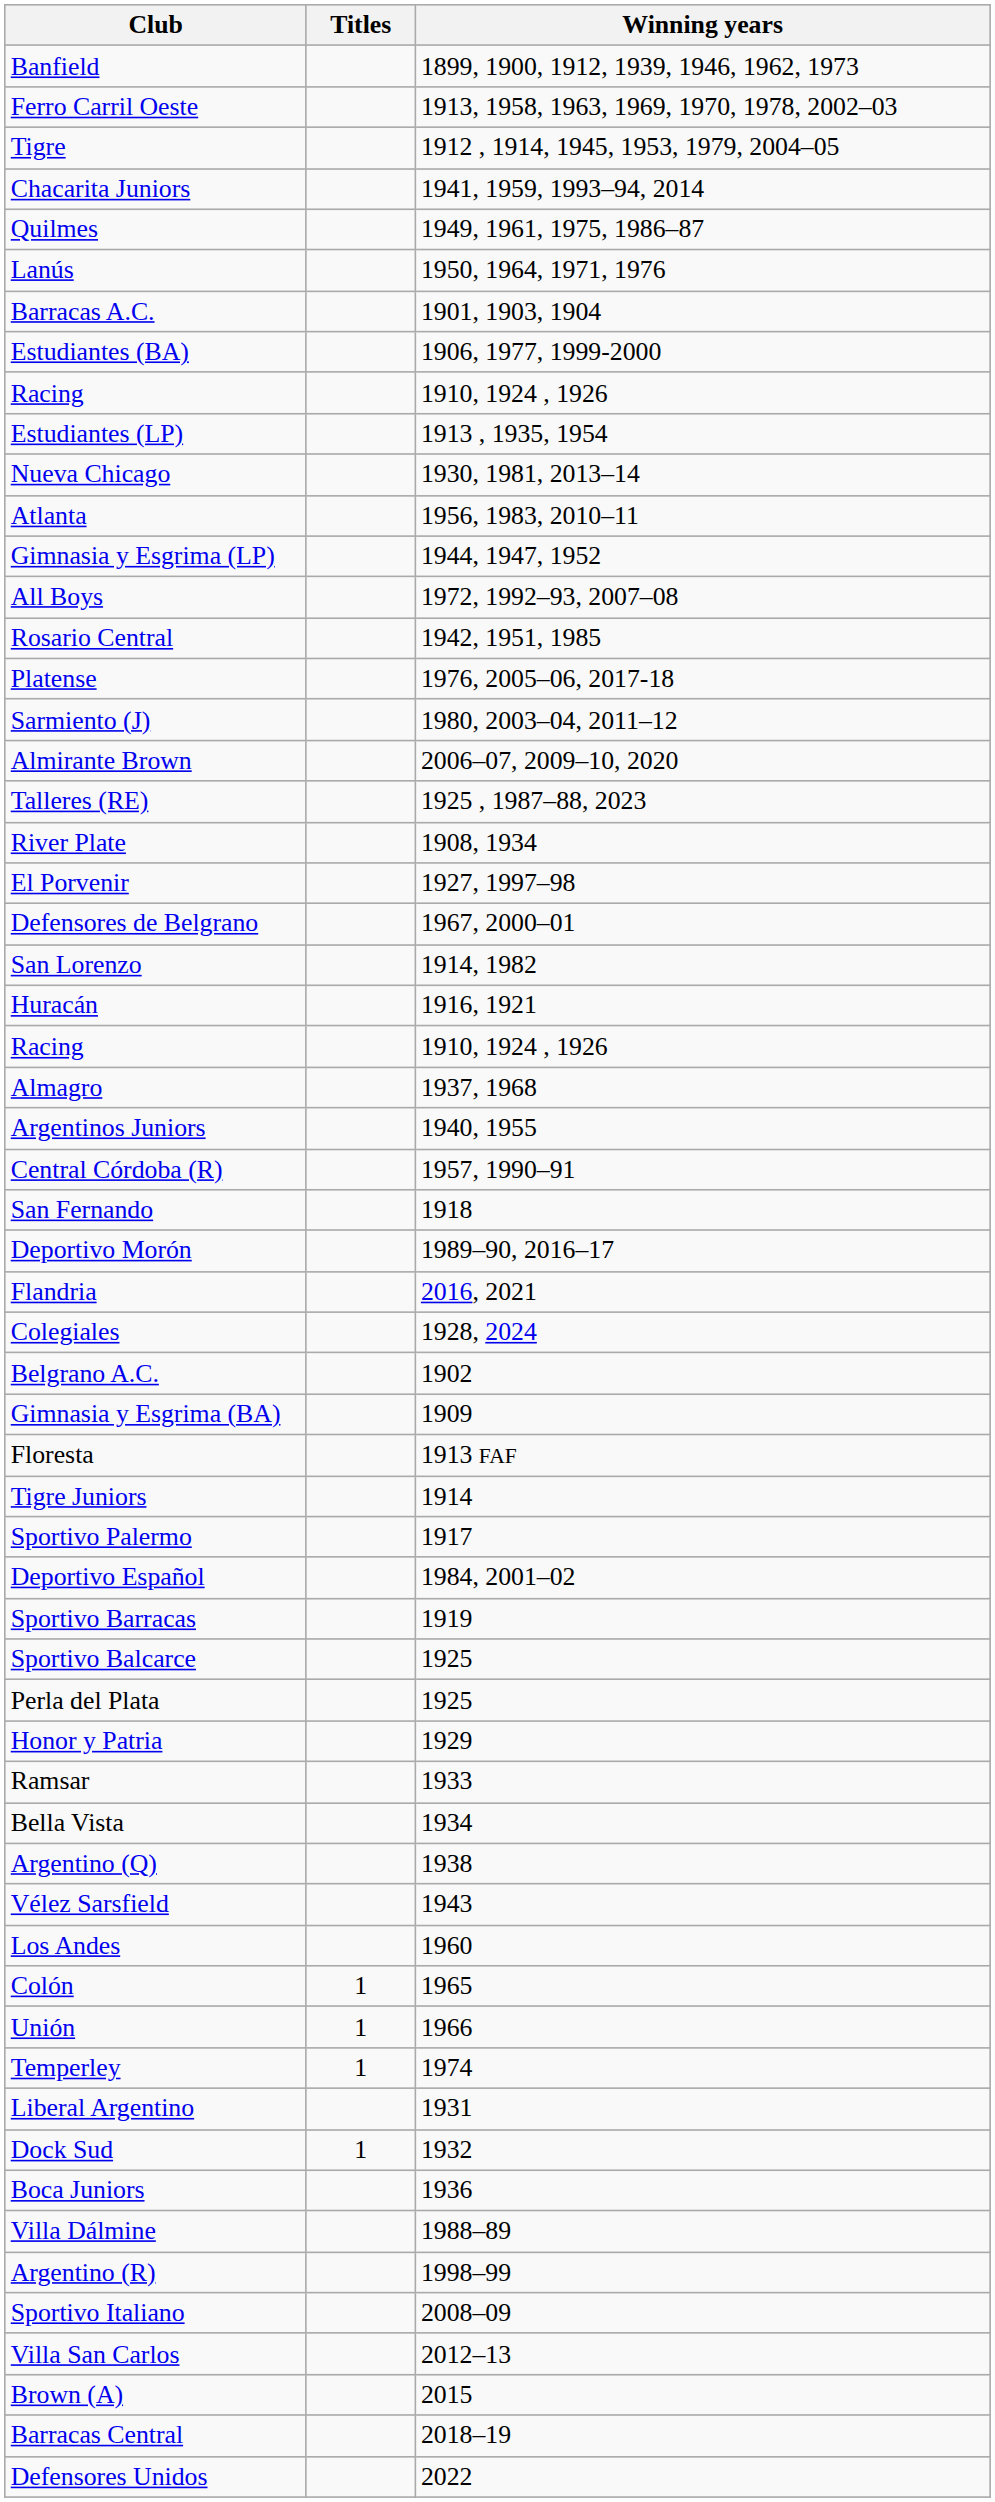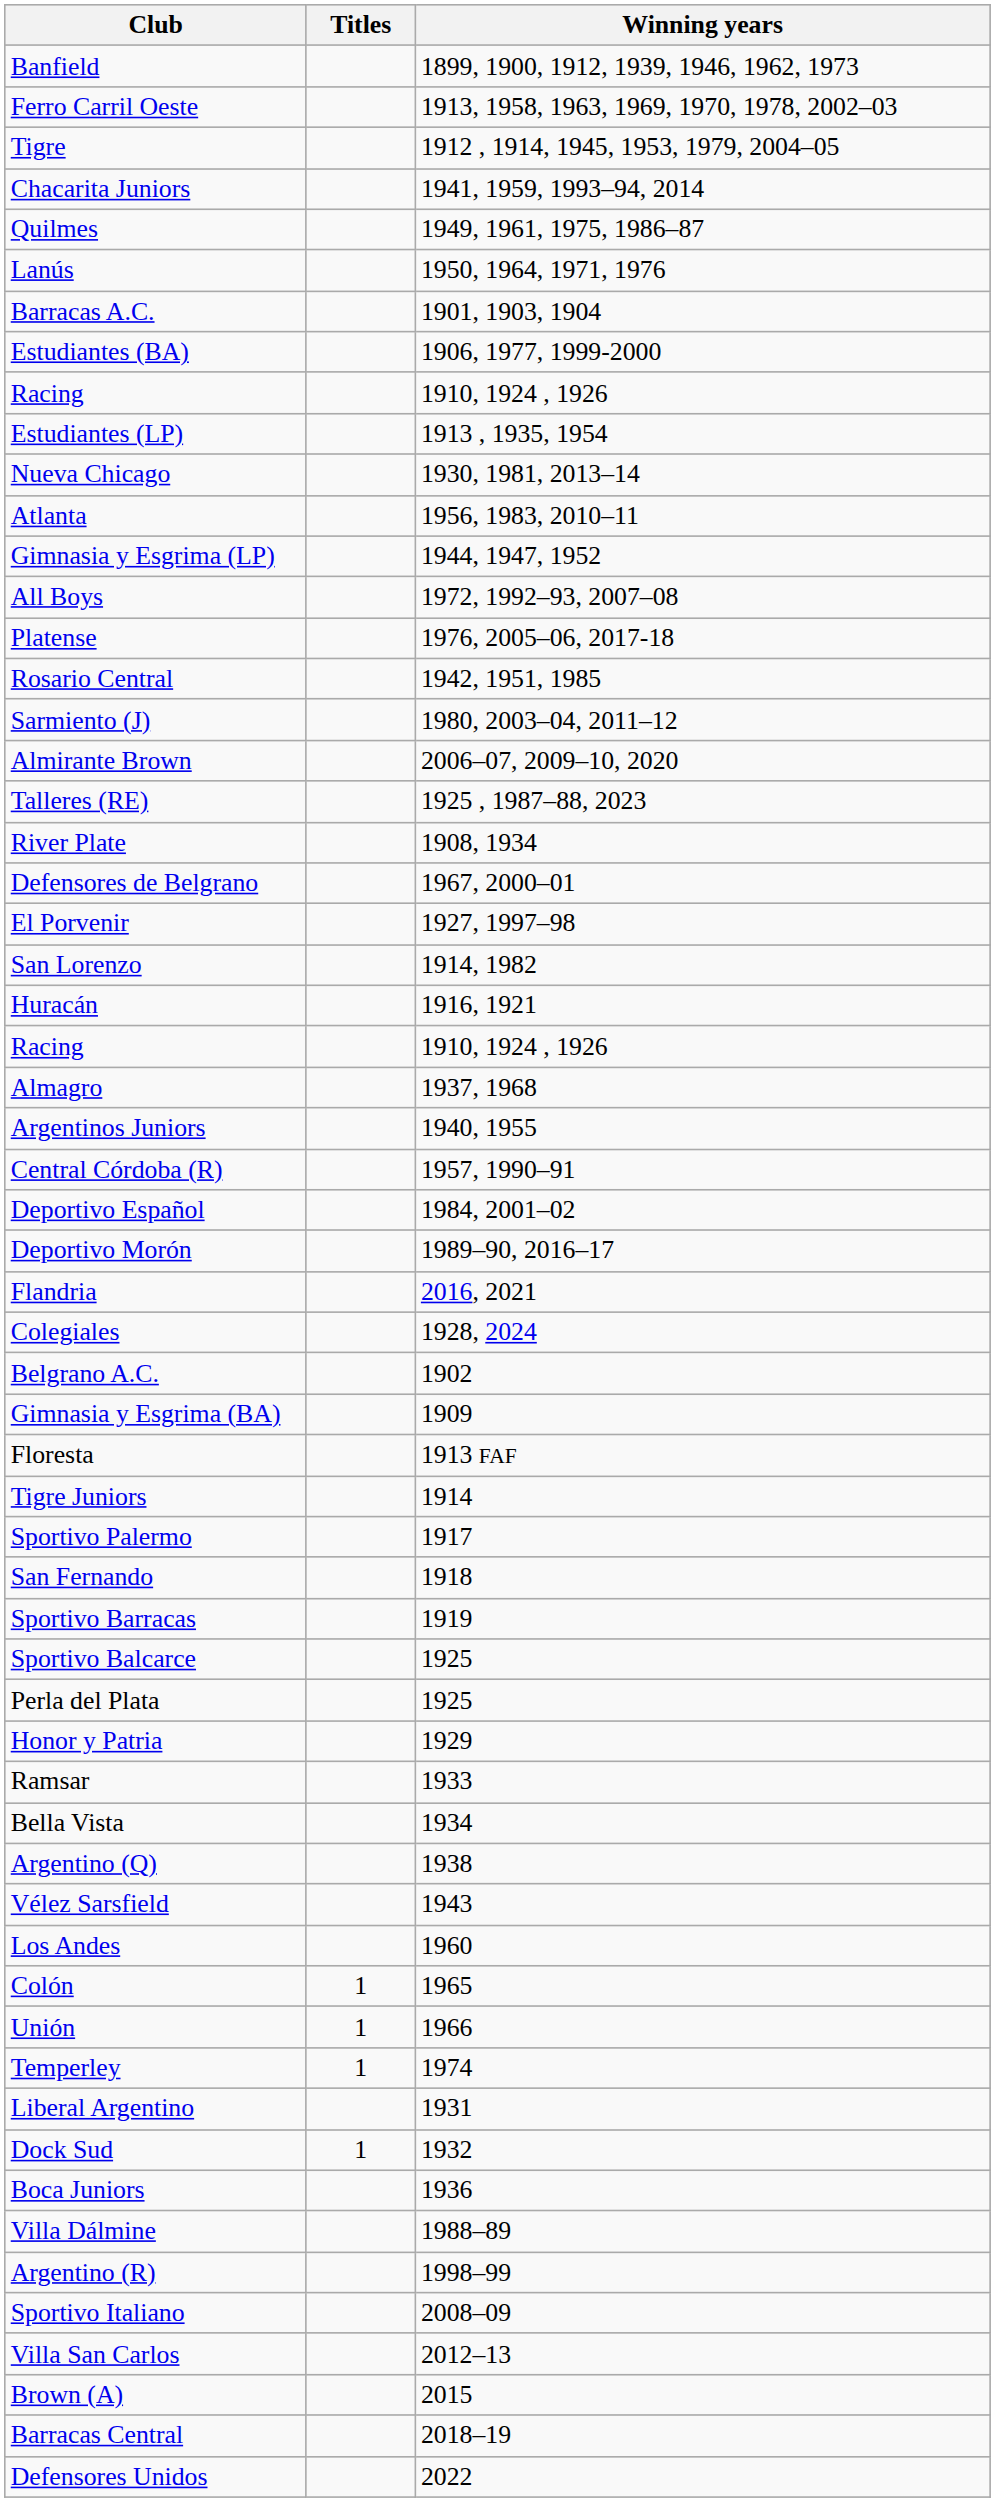rows swapped: (92, 637) <-> (54, 678)
rows swapped: (70, 882) <-> (134, 923)
rows swapped: (108, 1577) <-> (82, 1209)
